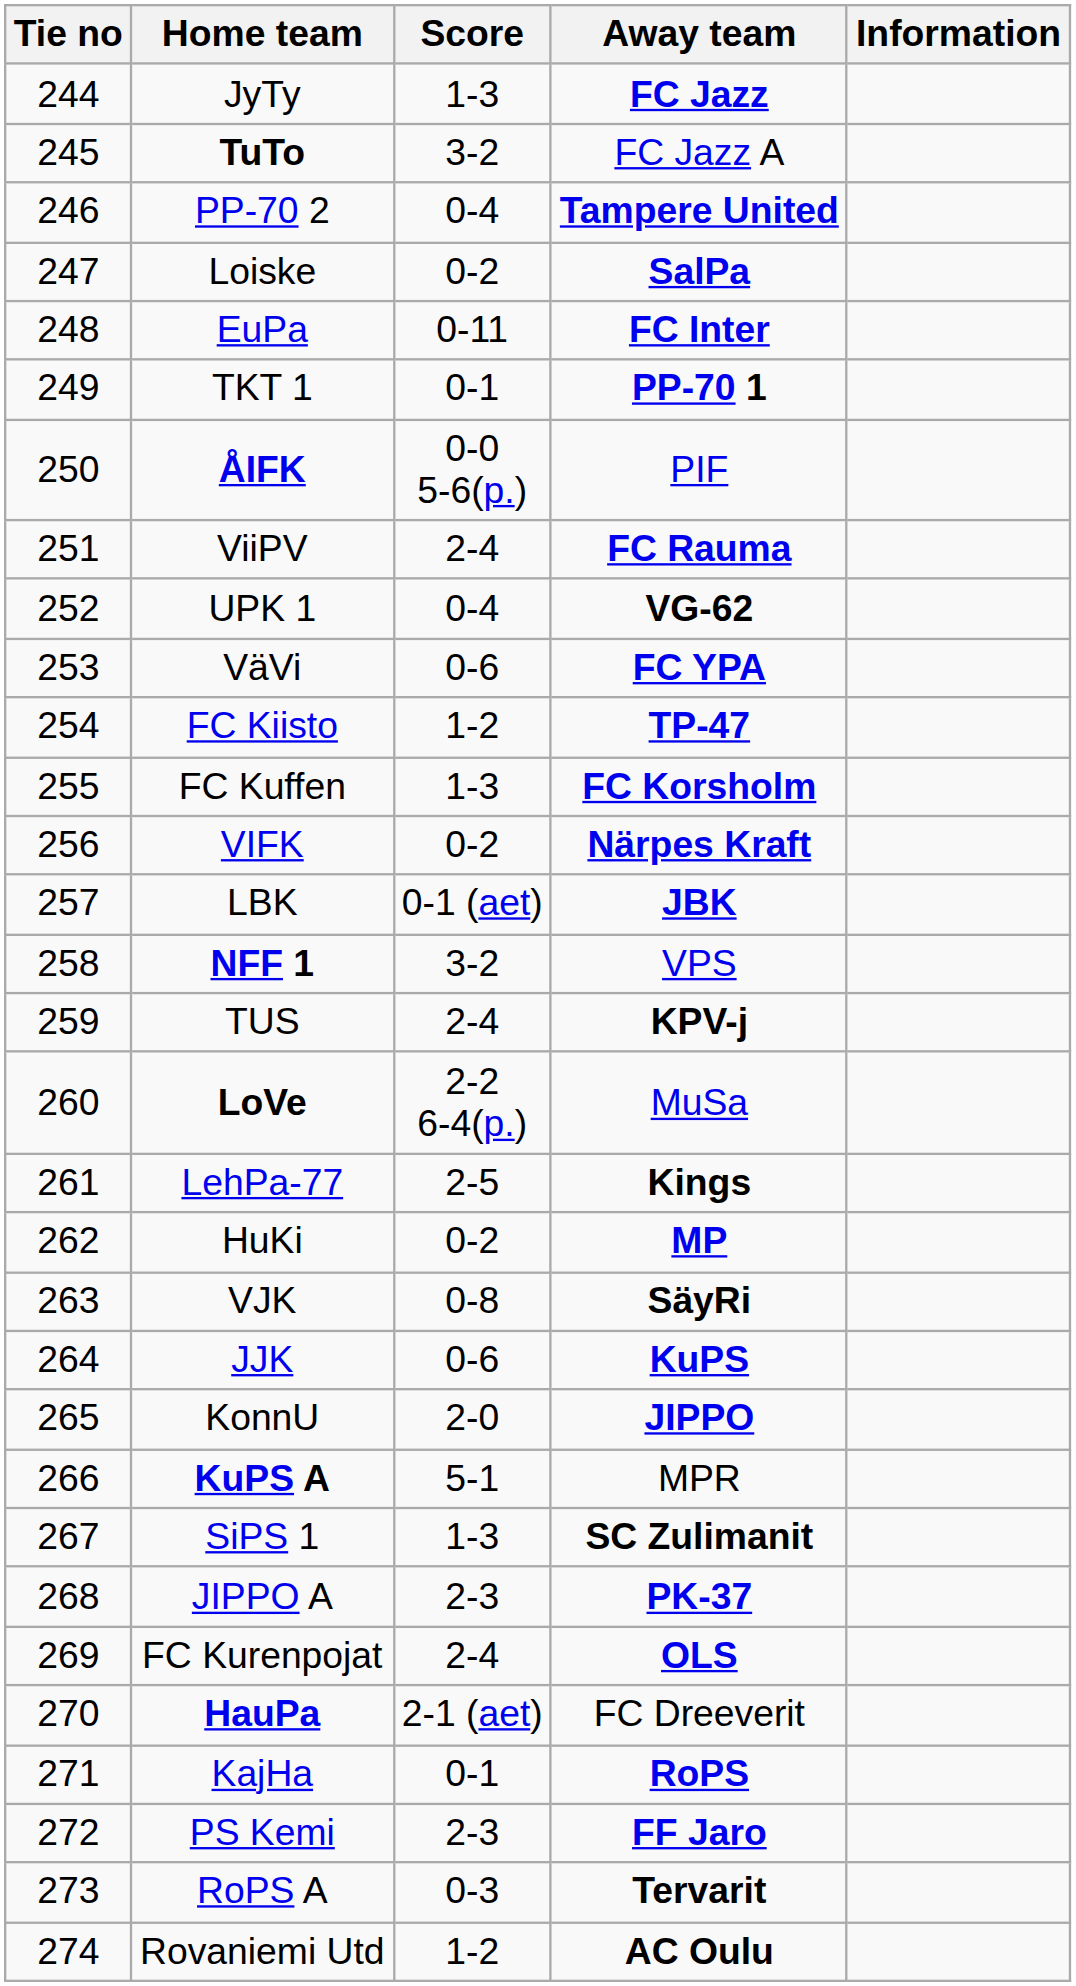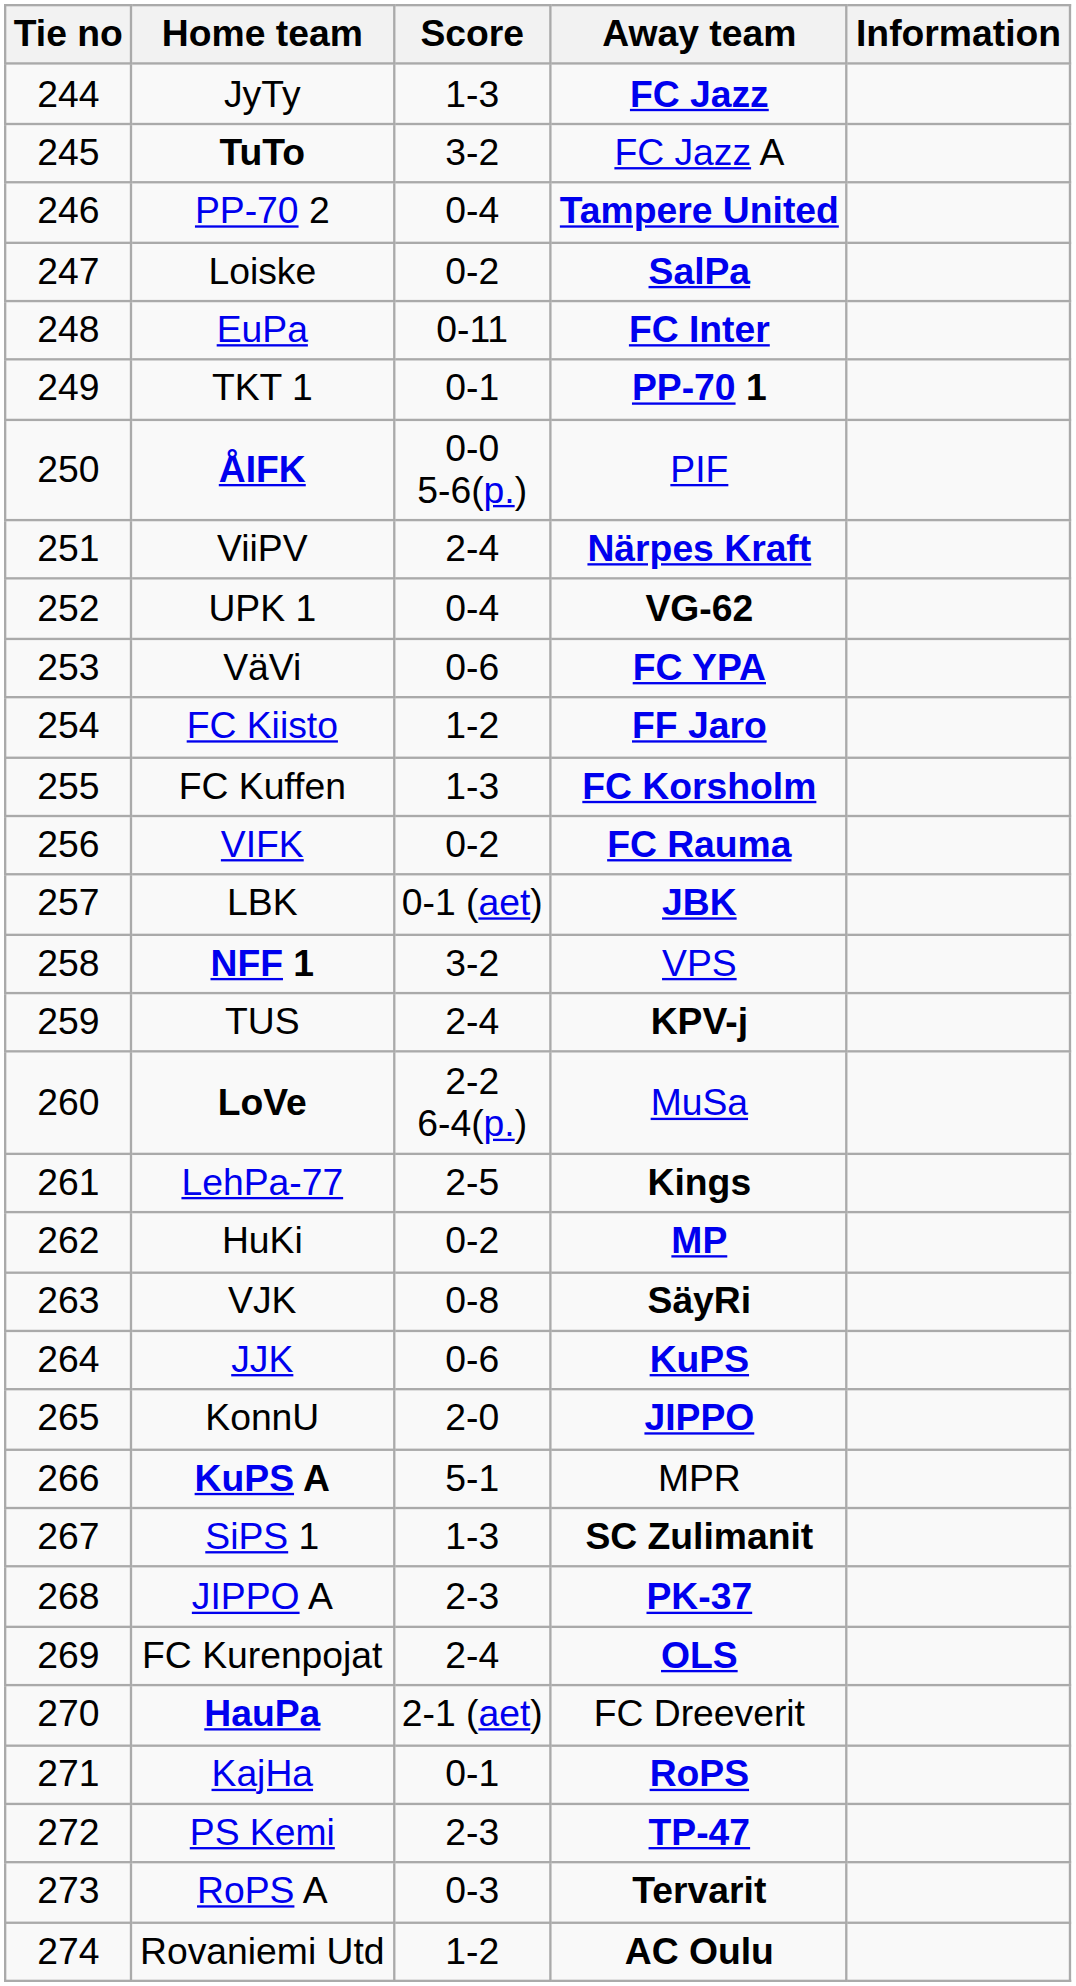(699, 548) FC Rauma -> (699, 548) Närpes Kraft
(699, 726) TP-47 -> (699, 726) FF Jaro
(699, 844) Närpes Kraft -> (699, 844) FC Rauma
(699, 1832) FF Jaro -> (699, 1832) TP-47
